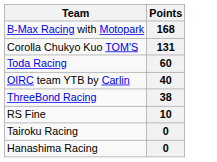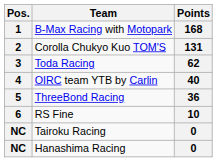+ column: (18, 12)
(166, 63) 60 -> (193, 63) 62
(166, 97) 38 -> (193, 97) 36
